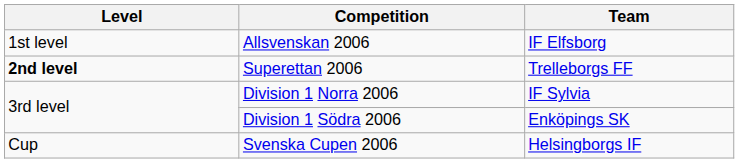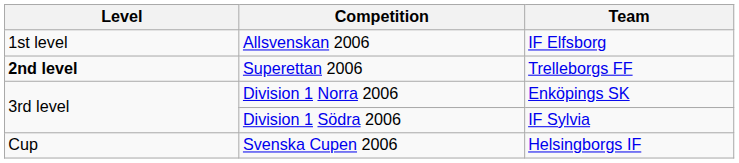(559, 94) IF Sylvia -> (579, 94) Enköpings SK
(579, 119) Enköpings SK -> (559, 119) IF Sylvia
